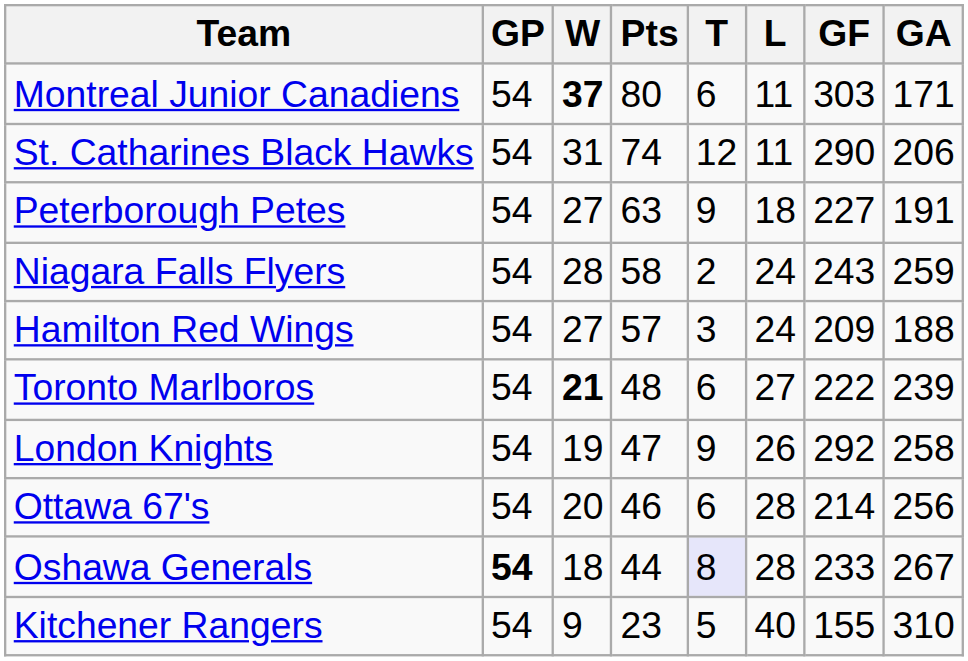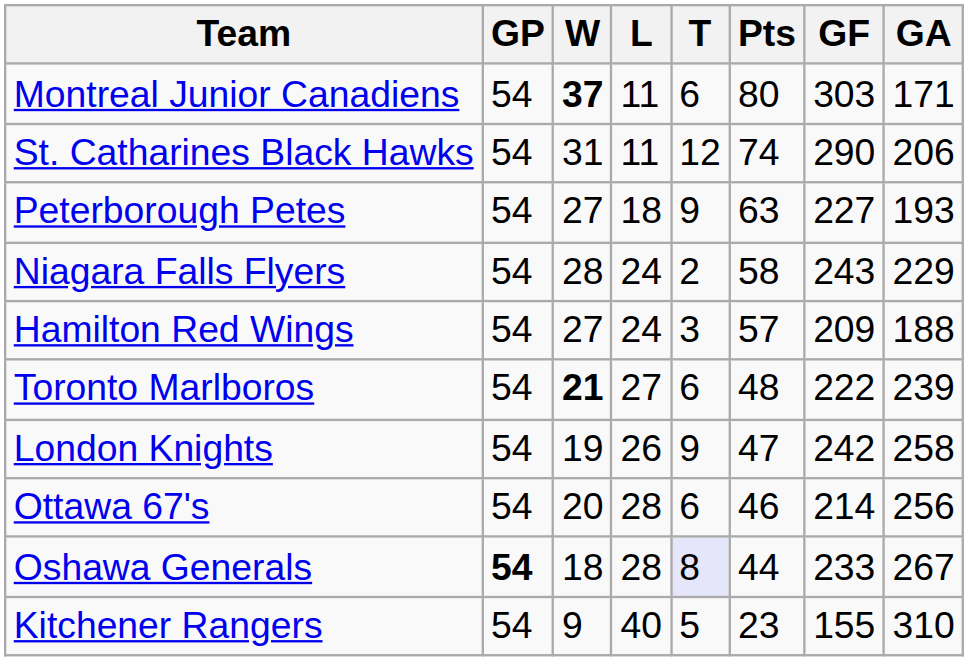columns swapped: (775, 34) <-> (650, 34)
(924, 211) 191 -> (924, 211) 193
(924, 270) 259 -> (924, 270) 229
(844, 447) 292 -> (844, 447) 242
